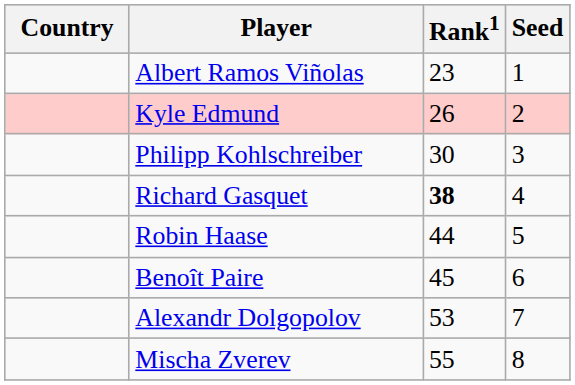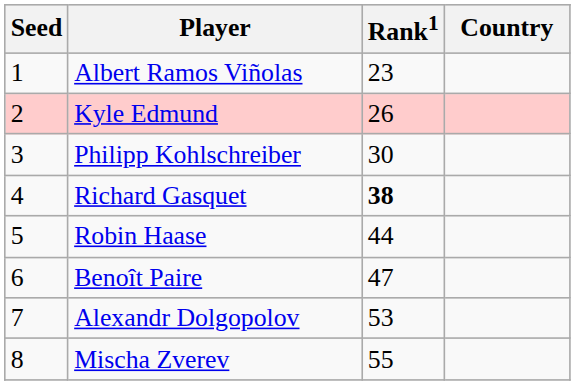columns swapped: (67, 28) <-> (537, 28)
(442, 277) 45 -> (381, 277) 47
